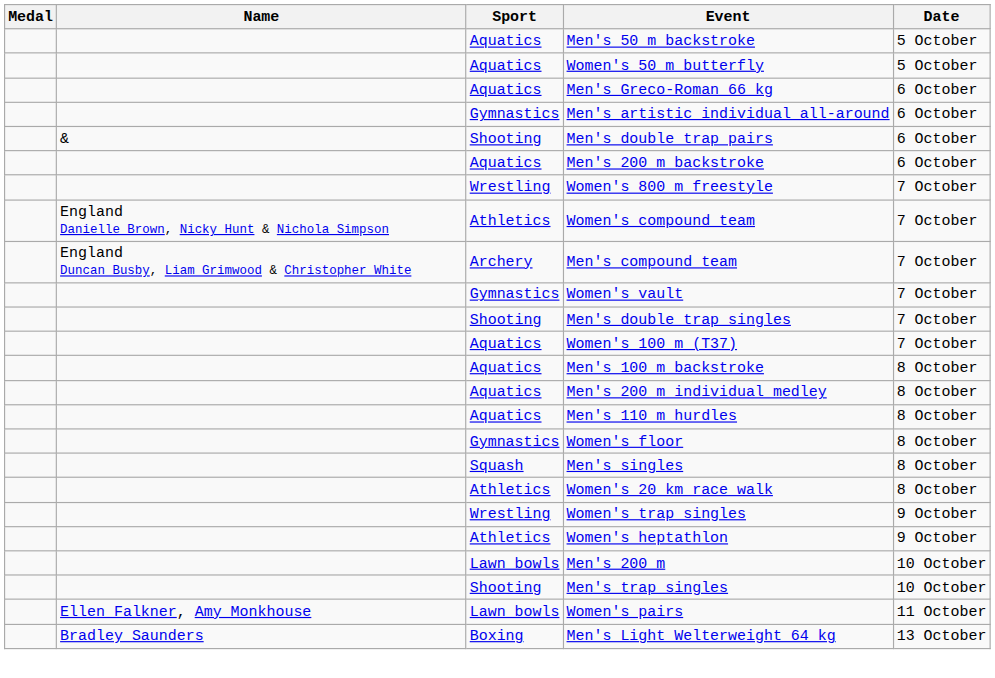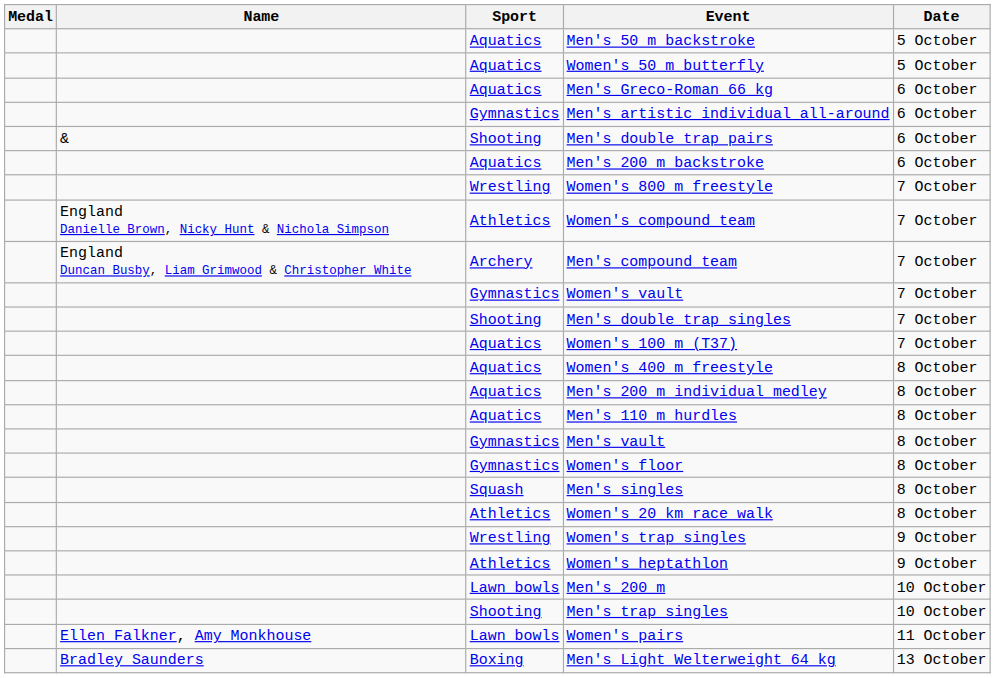- row: (665, 368)
+ row: (670, 368)
+ row: (616, 441)
